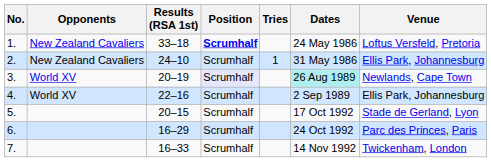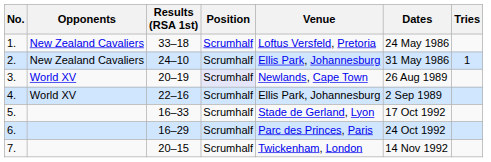columns swapped: (275, 19) <-> (423, 19)
(230, 43) bold -> (228, 43) normal
(324, 78) paleturquoise background -> (416, 78) no background
(174, 113) 20–15 -> (174, 113) 16–33
(174, 148) 16–33 -> (174, 148) 20–15
